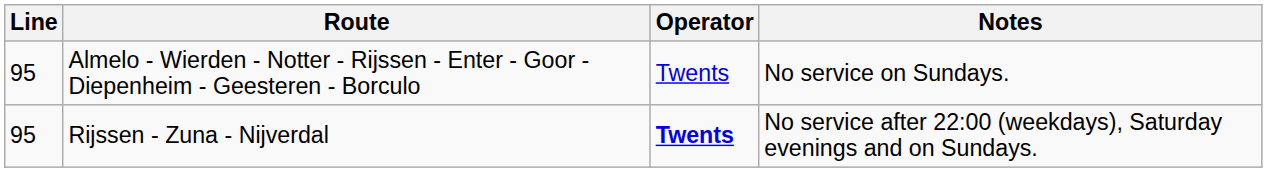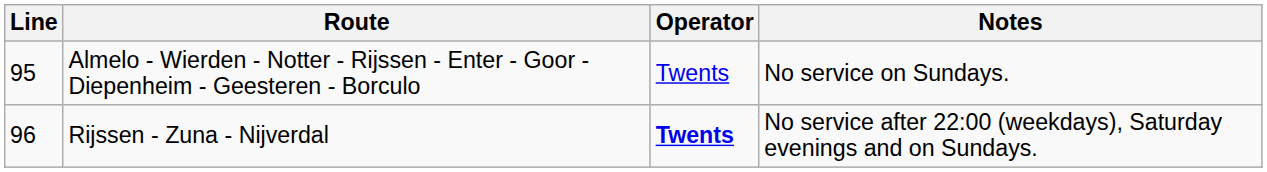(23, 135) 95 -> (23, 135) 96
